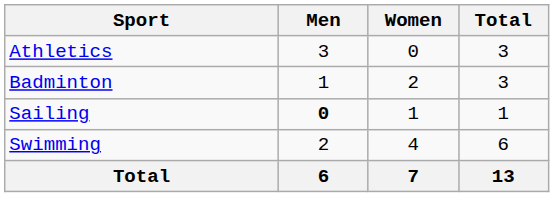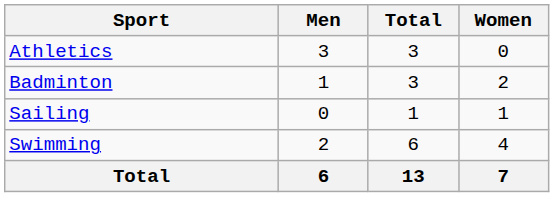columns swapped: (413, 20) <-> (503, 20)
(323, 114) bold -> (323, 114) normal
